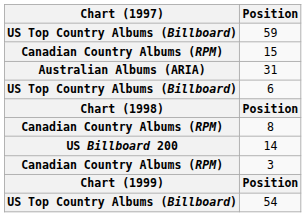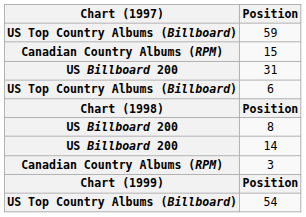(122, 70) Australian Albums (ARIA) -> (122, 70) US Billboard 200
(122, 127) Canadian Country Albums (RPM) -> (122, 127) US Billboard 200
